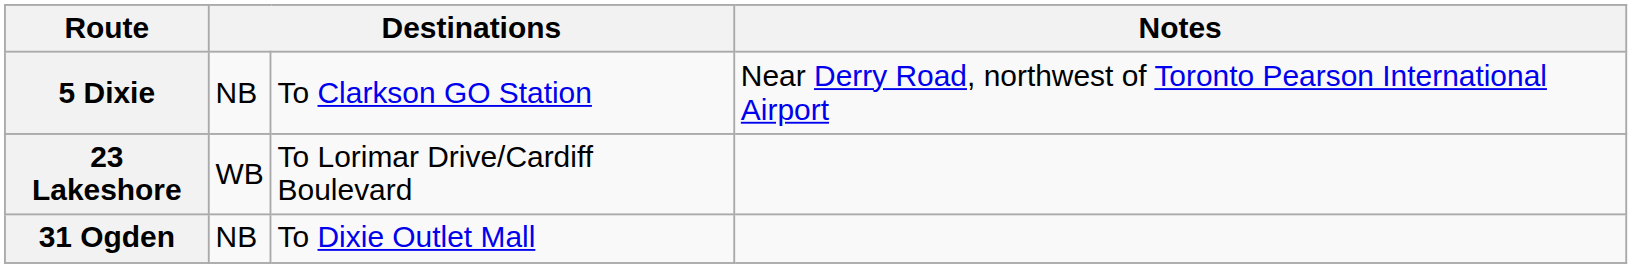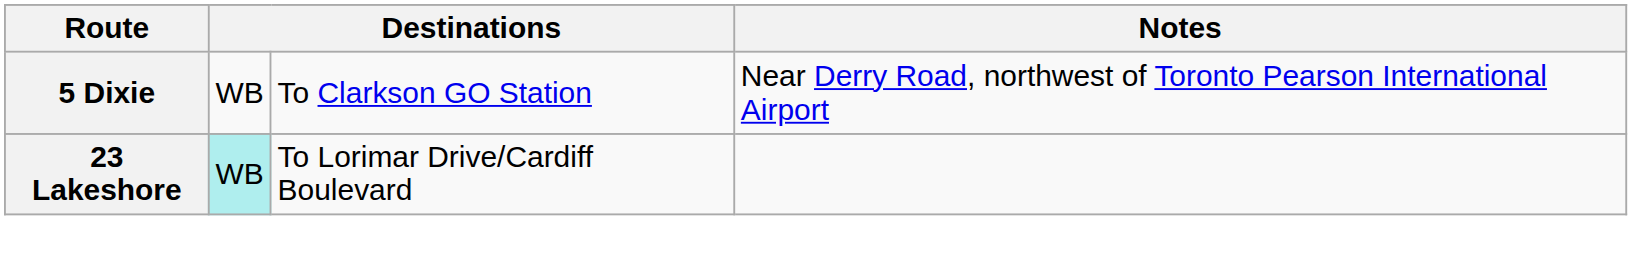(236, 92) NB -> (240, 92) WB
(240, 173) no background -> (240, 173) paleturquoise background
- row: (107, 237)
